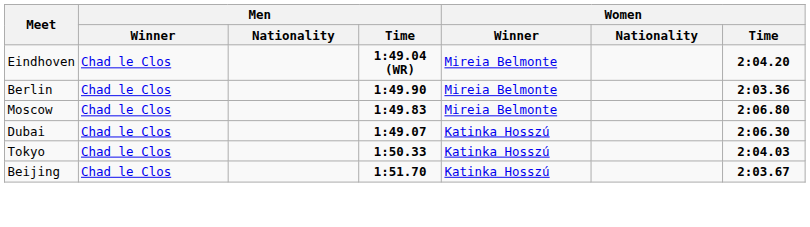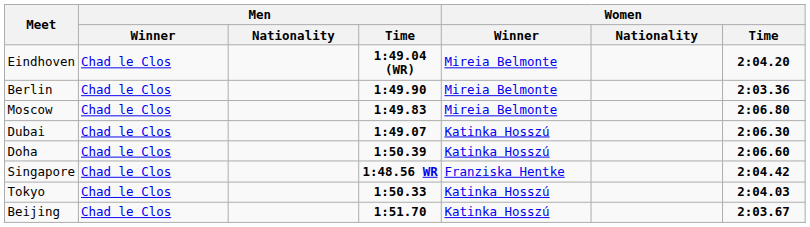+ row: (22, 151)
+ row: (41, 171)
